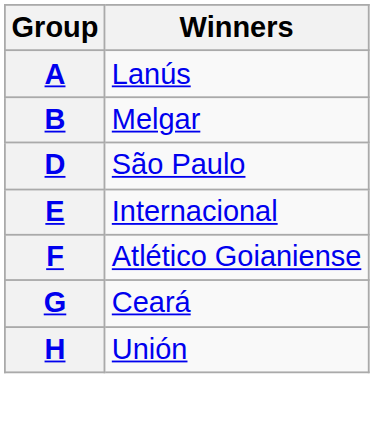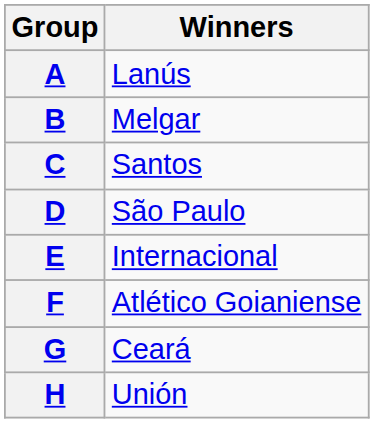+ row: (55, 165)
